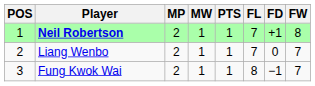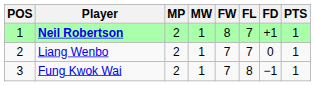columns swapped: (298, 14) <-> (229, 14)
